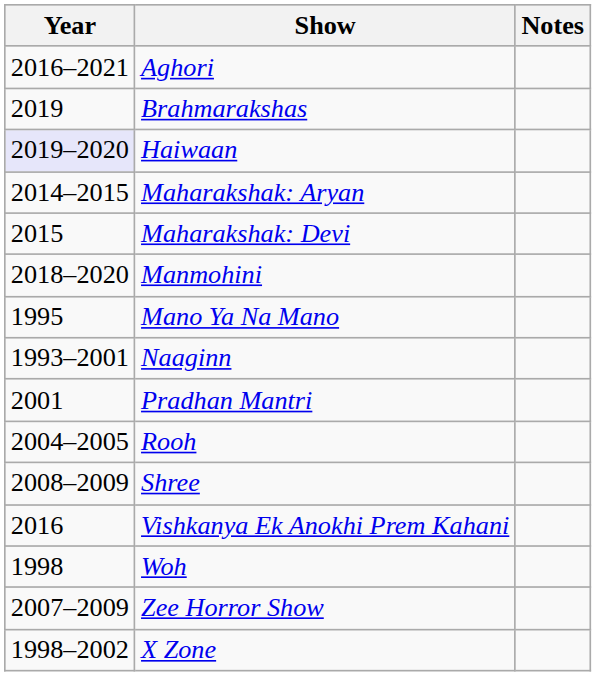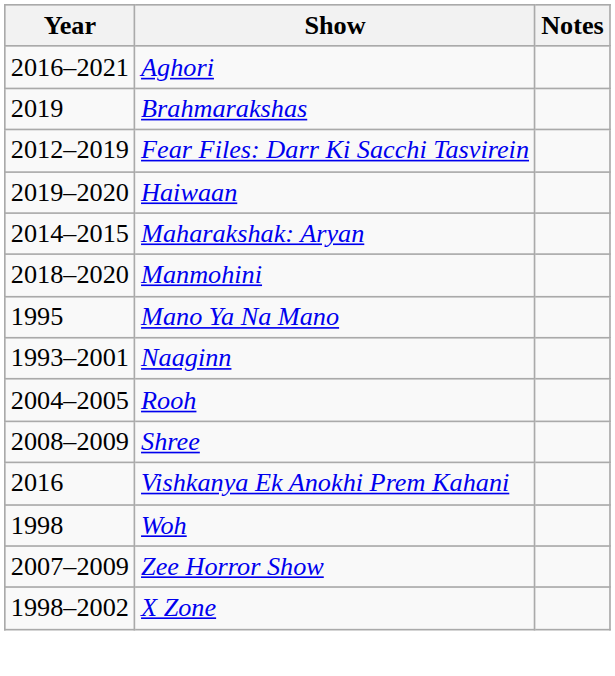+ row: (335, 150)
(70, 150) lavender background -> (70, 191) no background
- row: (246, 233)
- row: (227, 399)
